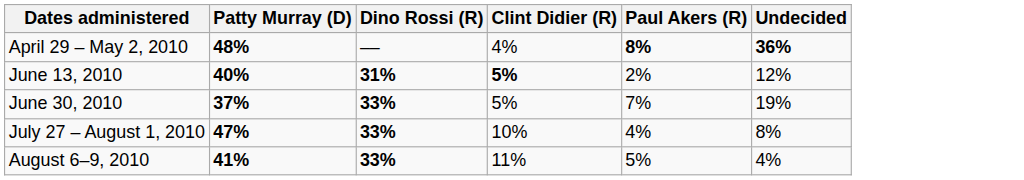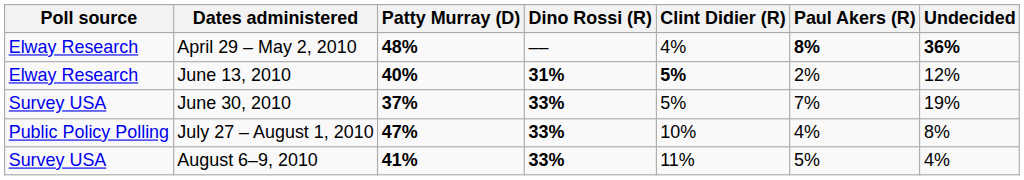+ column: (89, 18)
